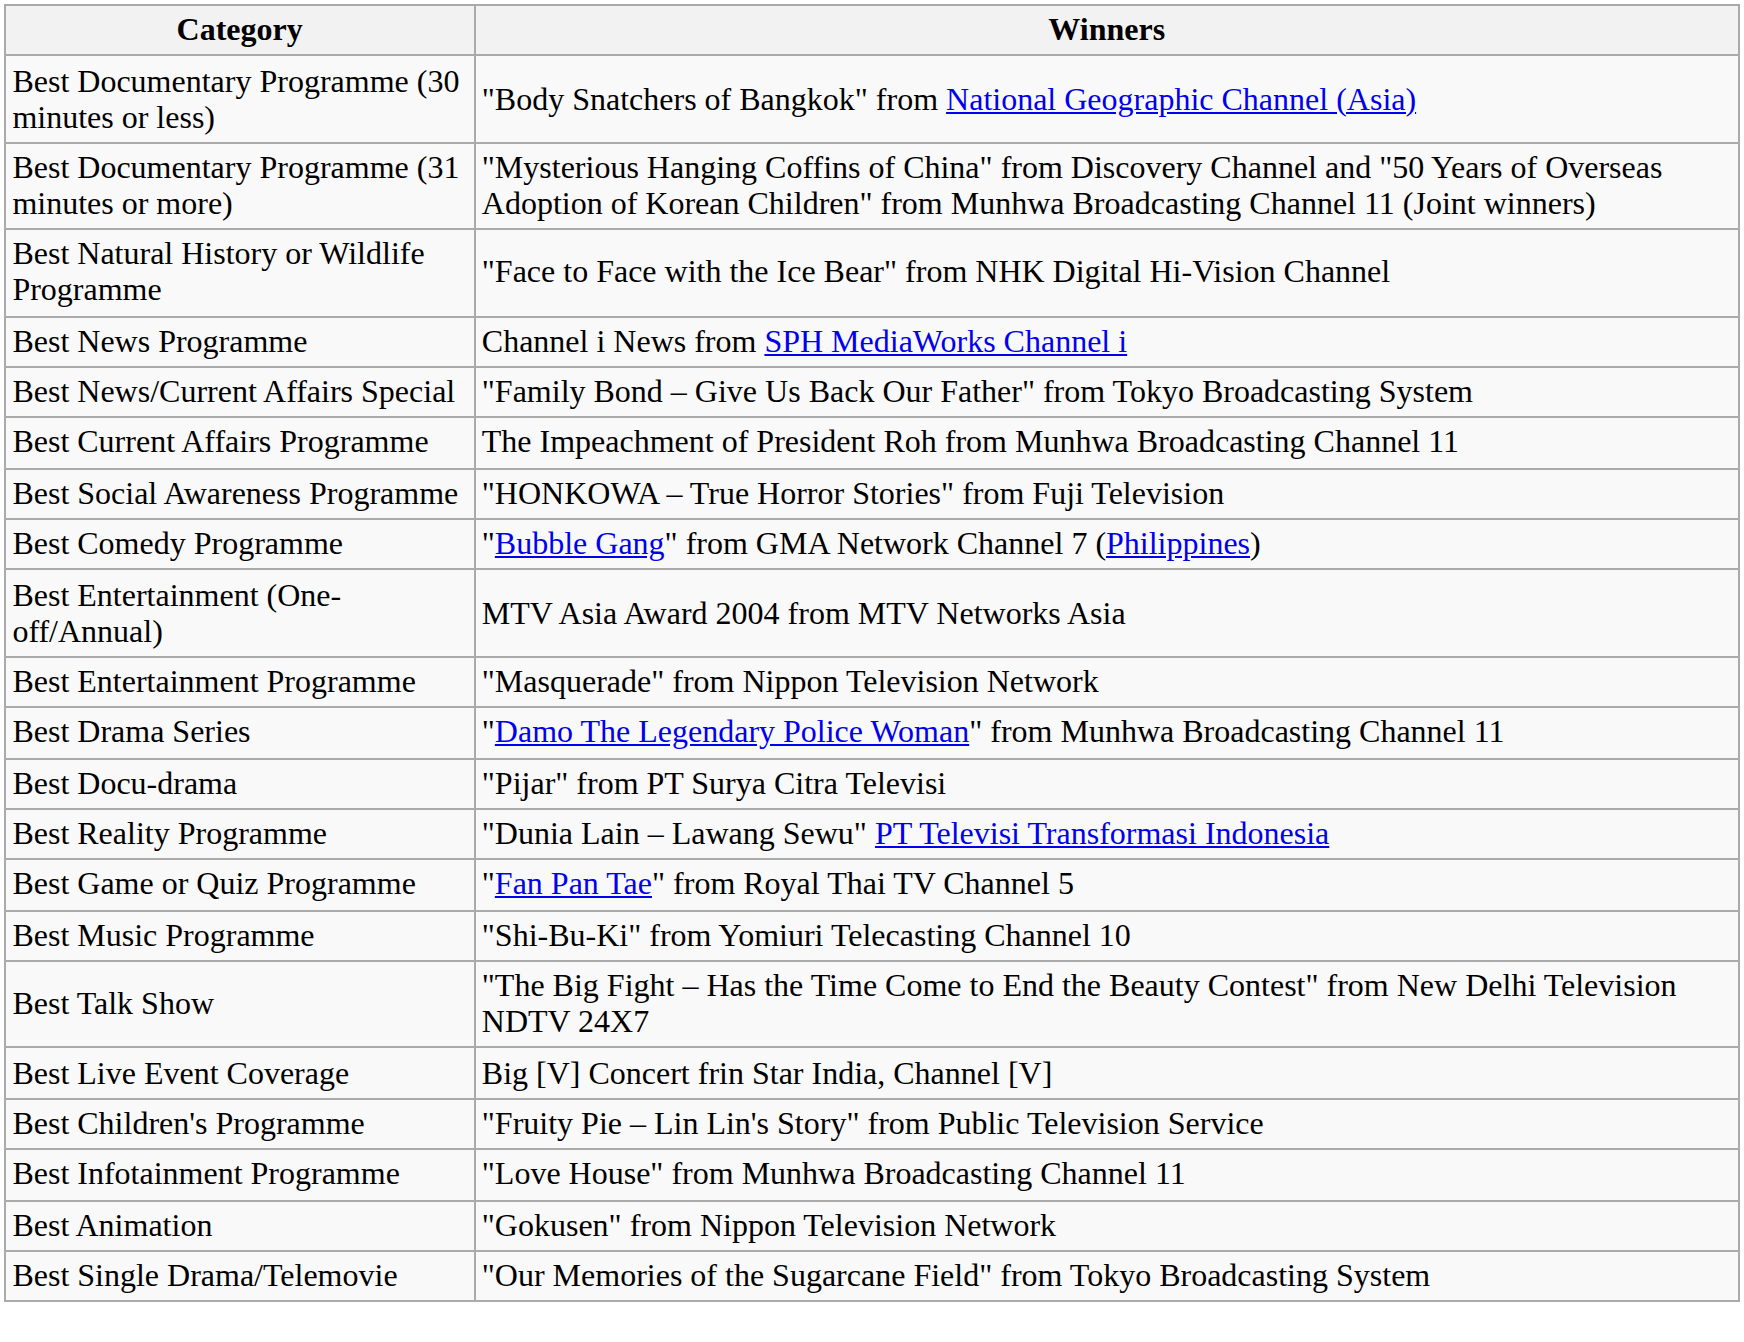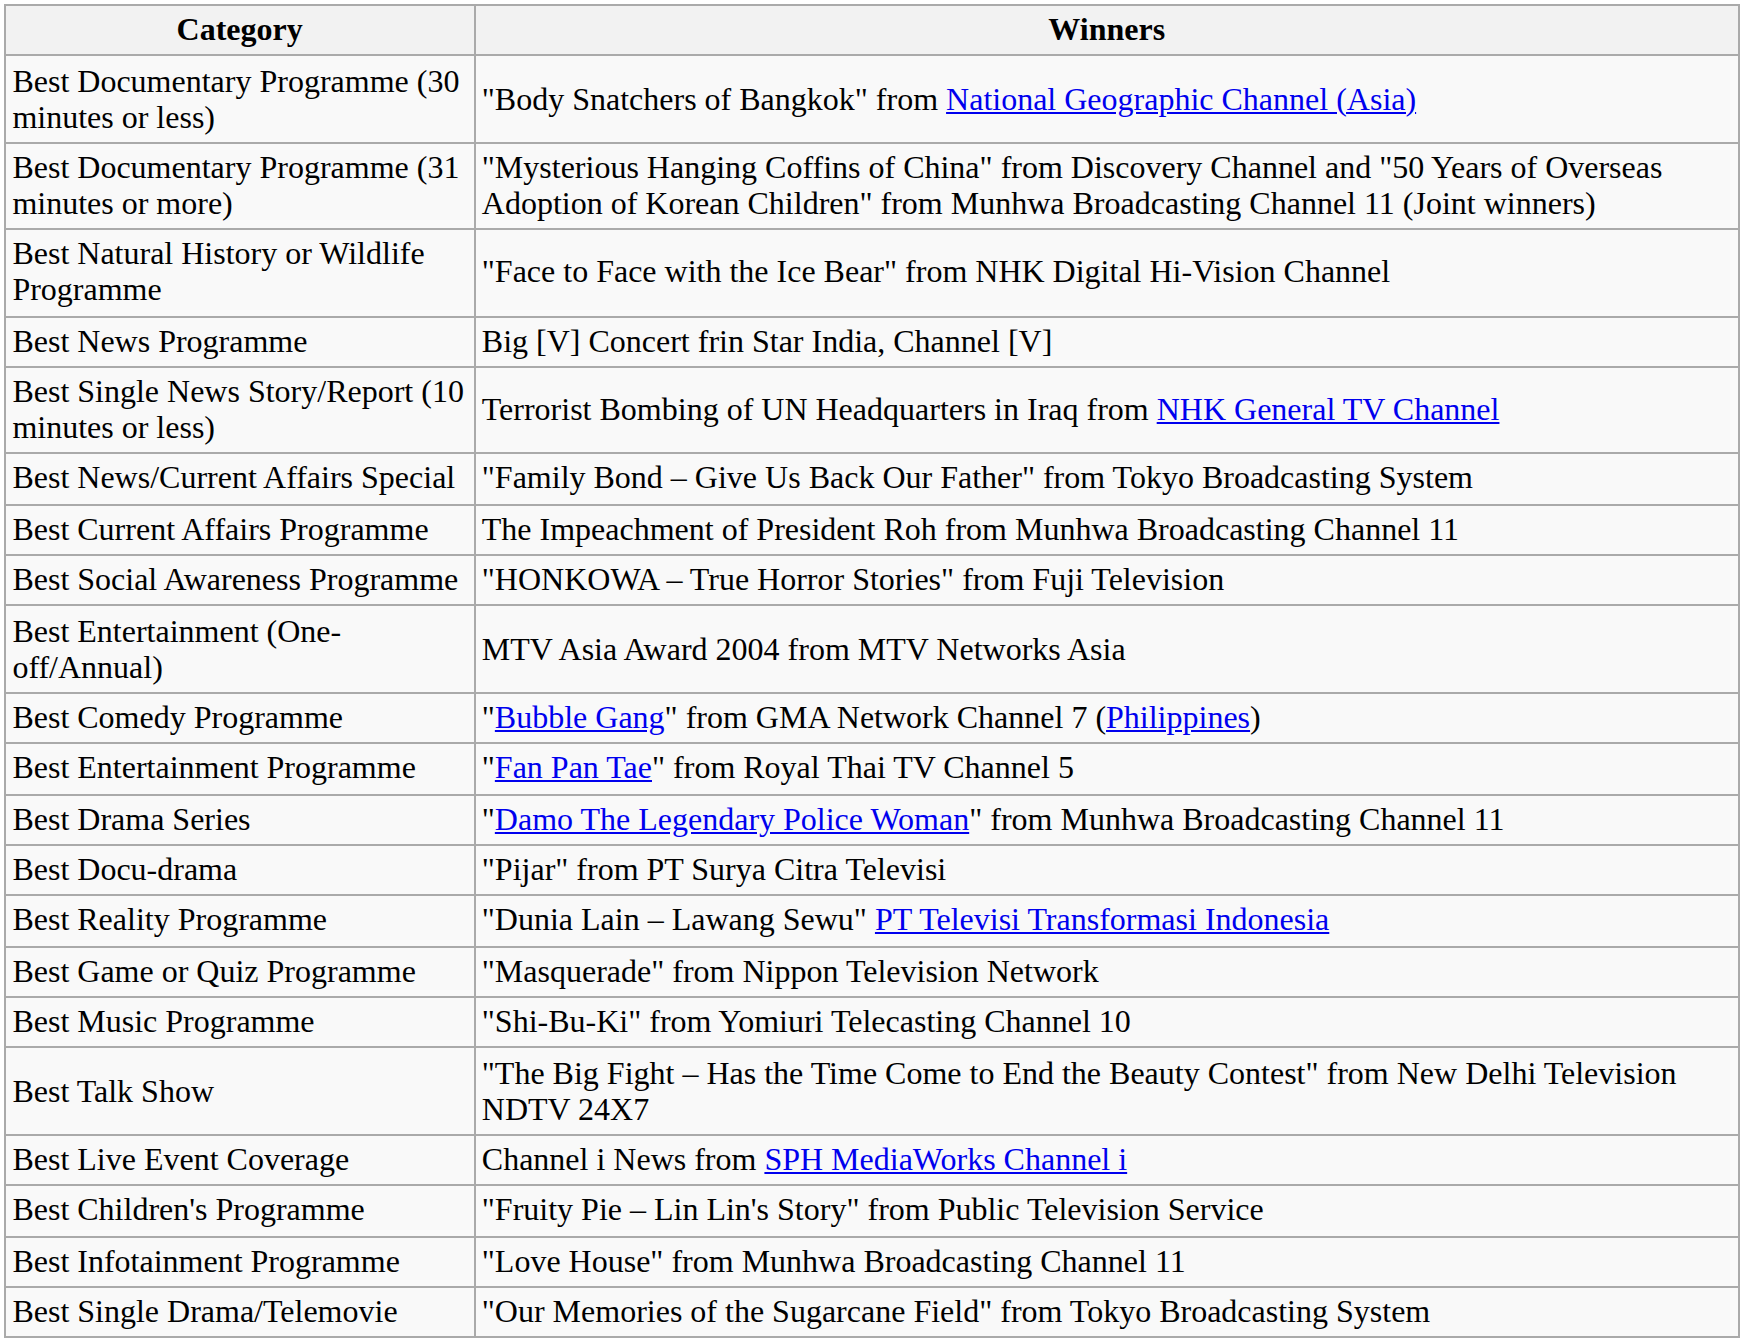(804, 340) Channel i News from SPH MediaWorks Channel i -> (767, 340) Big [V] Concert frin Star India, Channel [V]
+ row: (238, 409)
rows swapped: (178, 543) <-> (177, 612)
(790, 681) "Masquerade" from Nippon Television Network -> (778, 768) "Fan Pan Tae" from Royal Thai TV Channel 5
(778, 884) "Fan Pan Tae" from Royal Thai TV Channel 5 -> (790, 971) "Masquerade" from Nippon Television Network
(767, 1072) Big [V] Concert frin Star India, Channel [V] -> (804, 1159) Channel i News from SPH MediaWorks Channel i
- row: (112, 1224)
